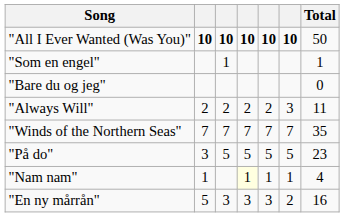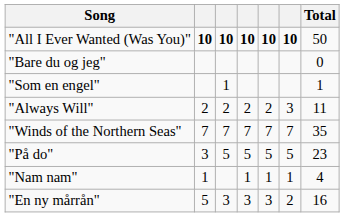rows swapped: (57, 85) <-> (54, 62)
(247, 177) lightyellow background -> (247, 177) no background
